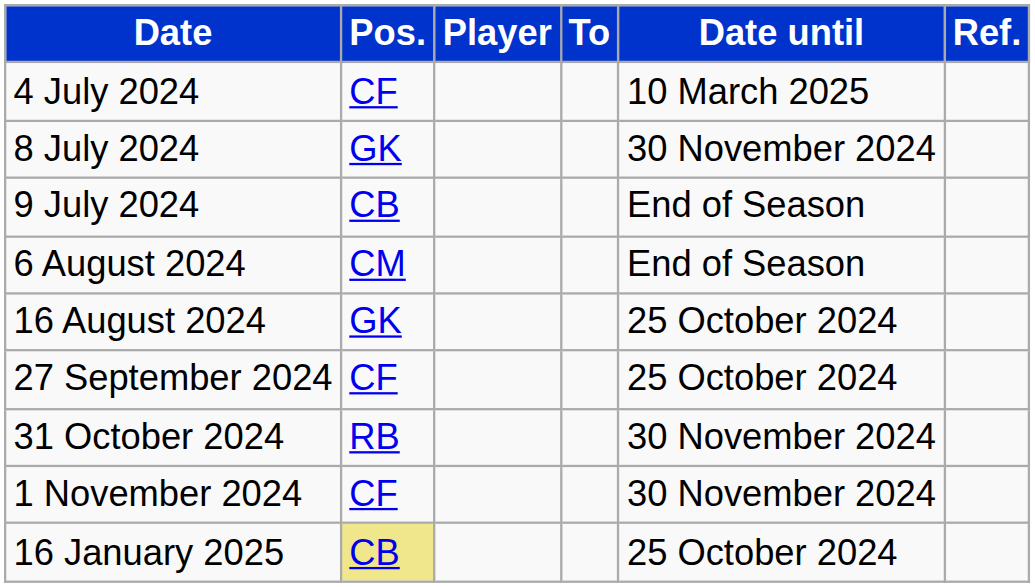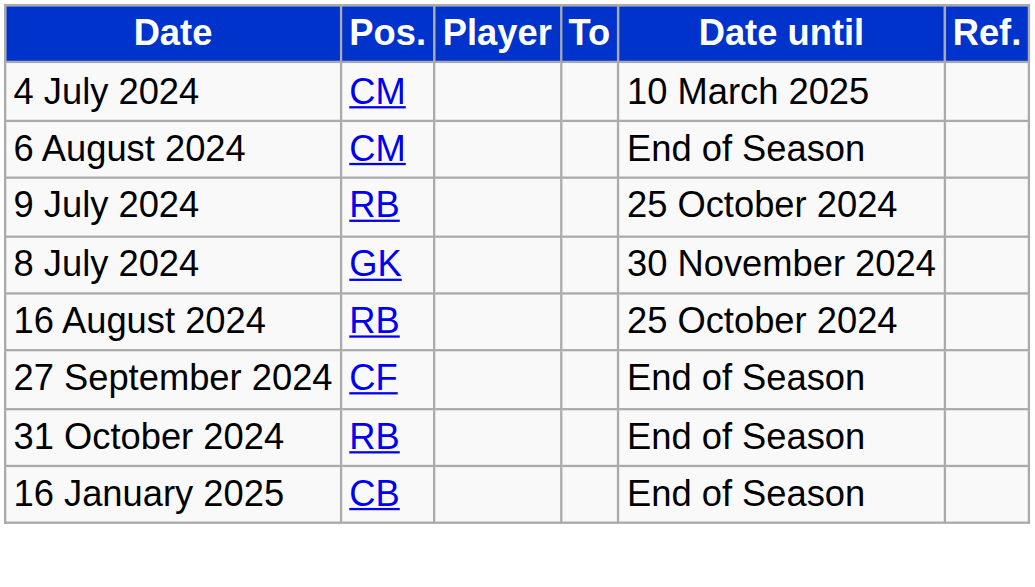(373, 90) CF -> (378, 90) CM
rows swapped: (106, 148) <-> (130, 263)
(375, 206) CB -> (375, 206) RB
(746, 206) End of Season -> (762, 206) 25 October 2024
(376, 321) GK -> (375, 321) RB
(762, 378) 25 October 2024 -> (746, 378) End of Season
(781, 436) 30 November 2024 -> (746, 436) End of Season
- row: (158, 494)
(375, 551) khaki background -> (375, 494) no background
(762, 551) 25 October 2024 -> (746, 494) End of Season
